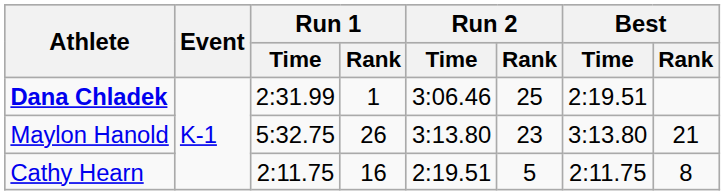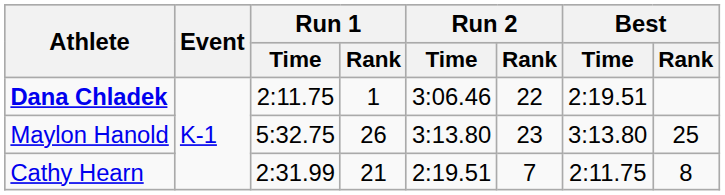(295, 97) 2:31.99 -> (295, 97) 2:11.75
(530, 97) 25 -> (530, 97) 22
(686, 134) 21 -> (686, 134) 25
(295, 172) 2:11.75 -> (295, 172) 2:31.99
(373, 172) 16 -> (373, 172) 21
(530, 172) 5 -> (530, 172) 7
